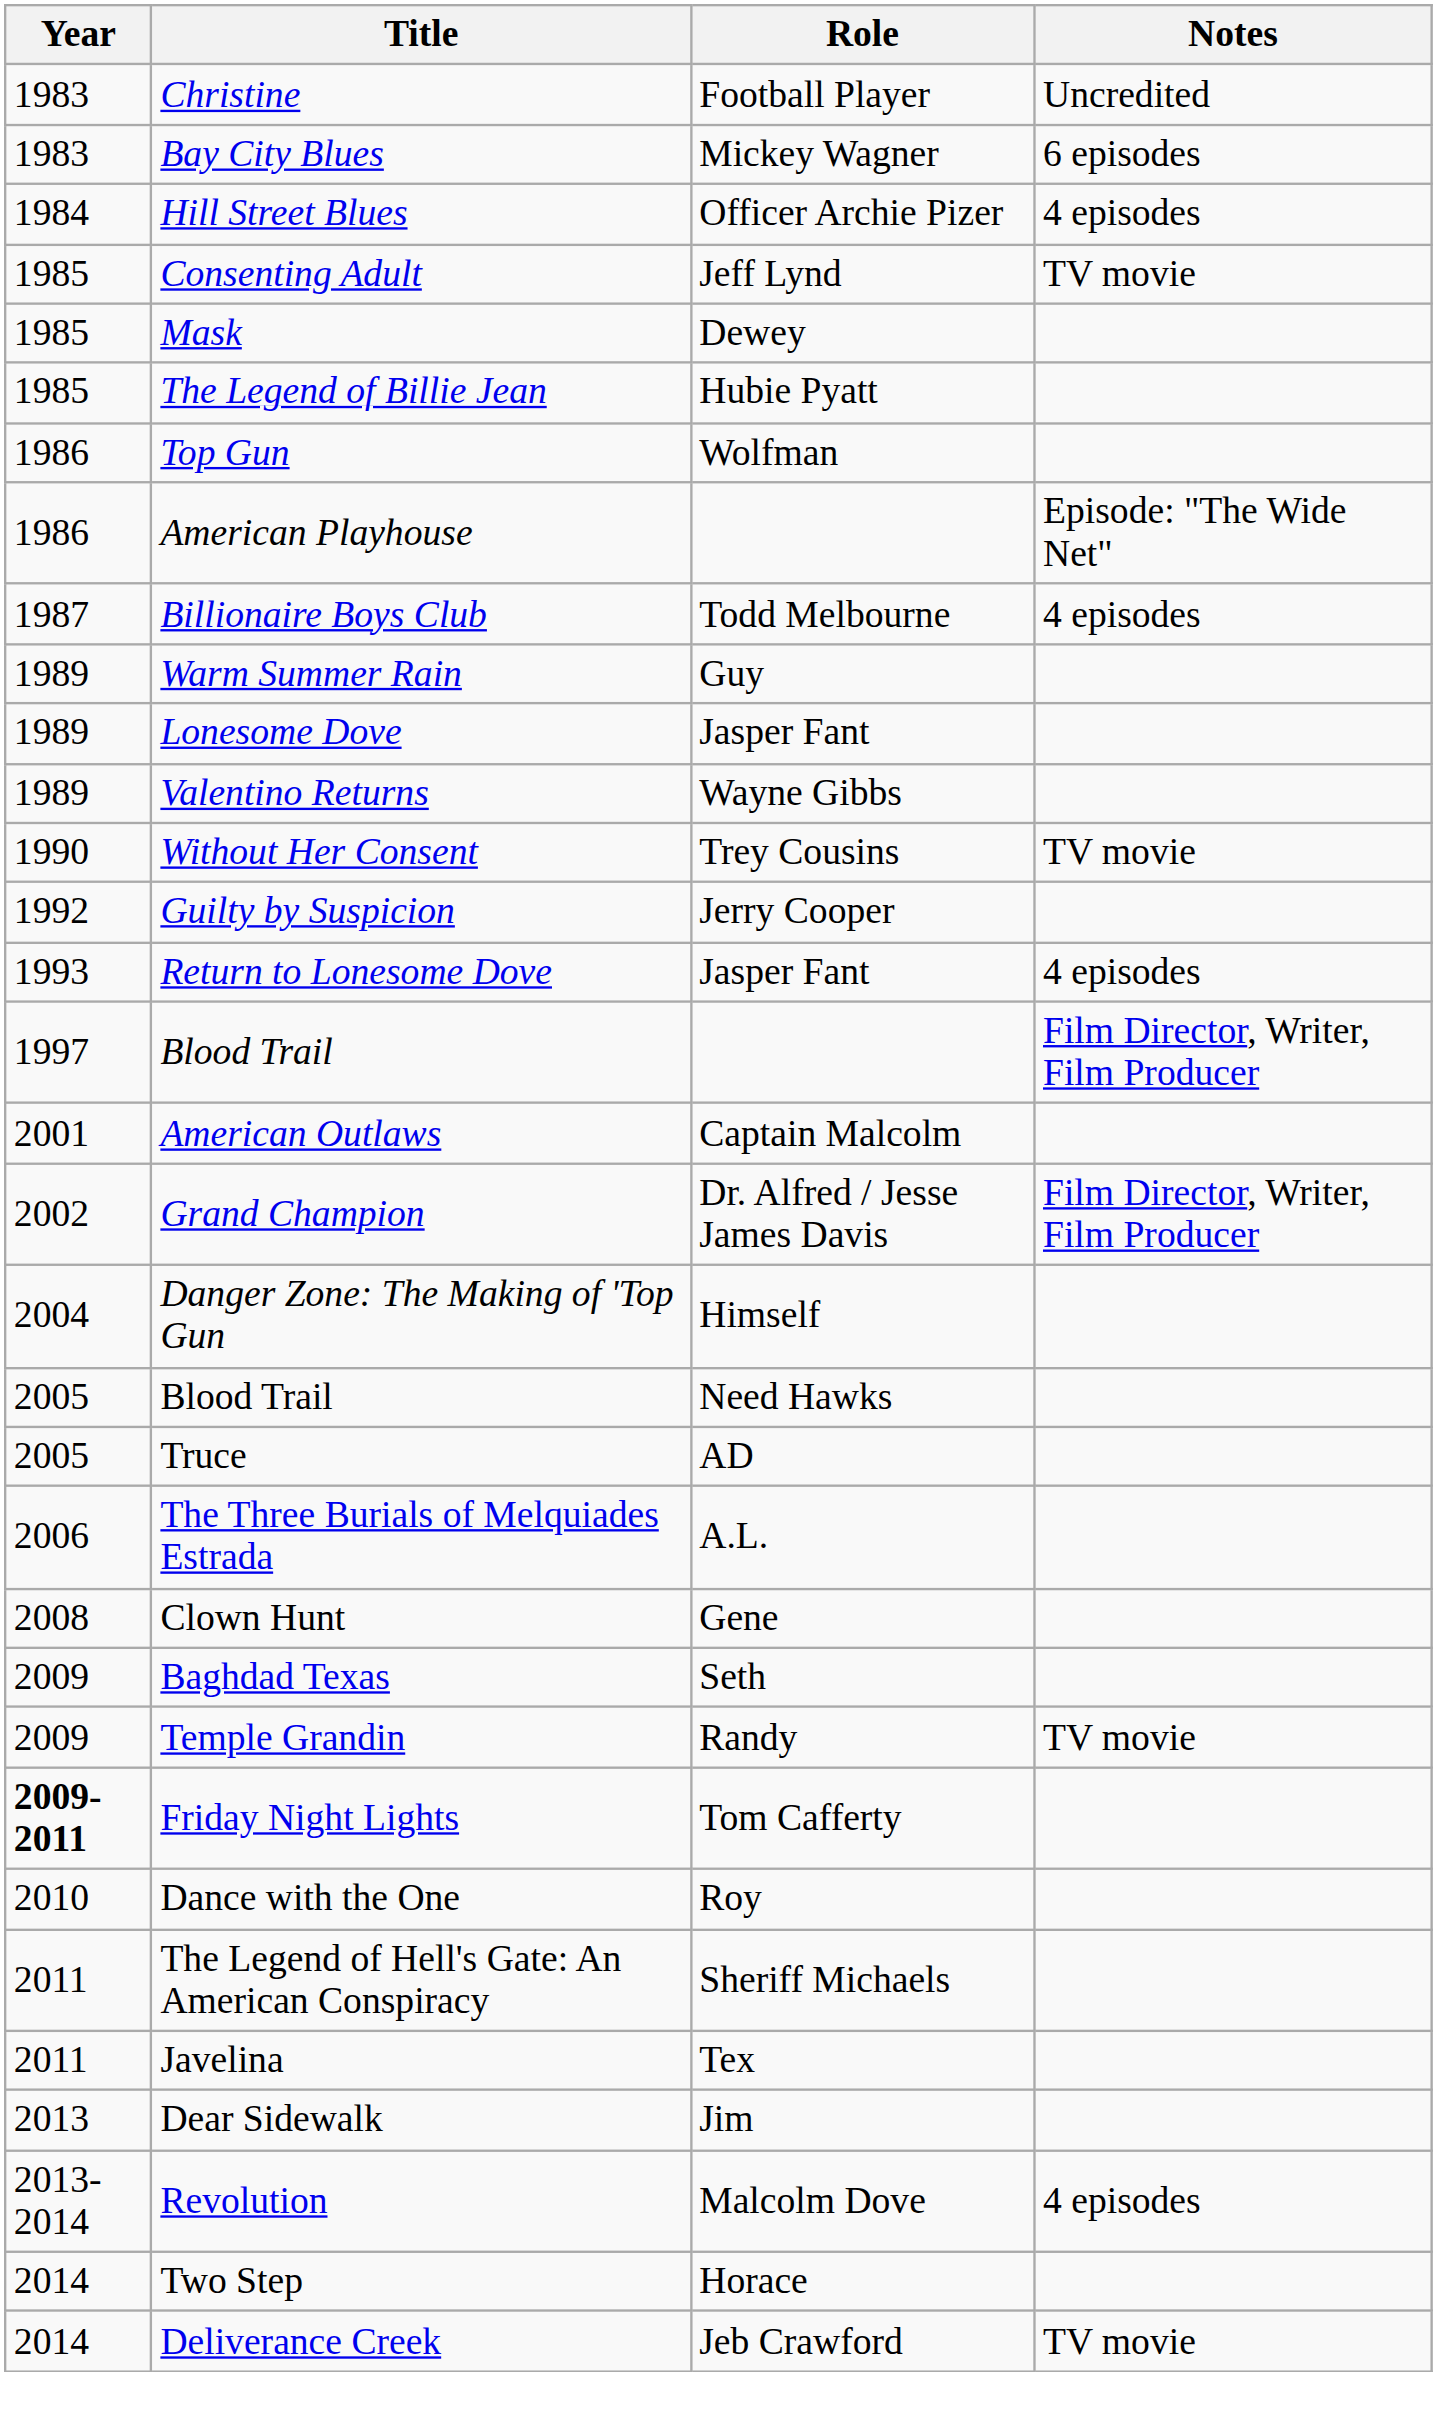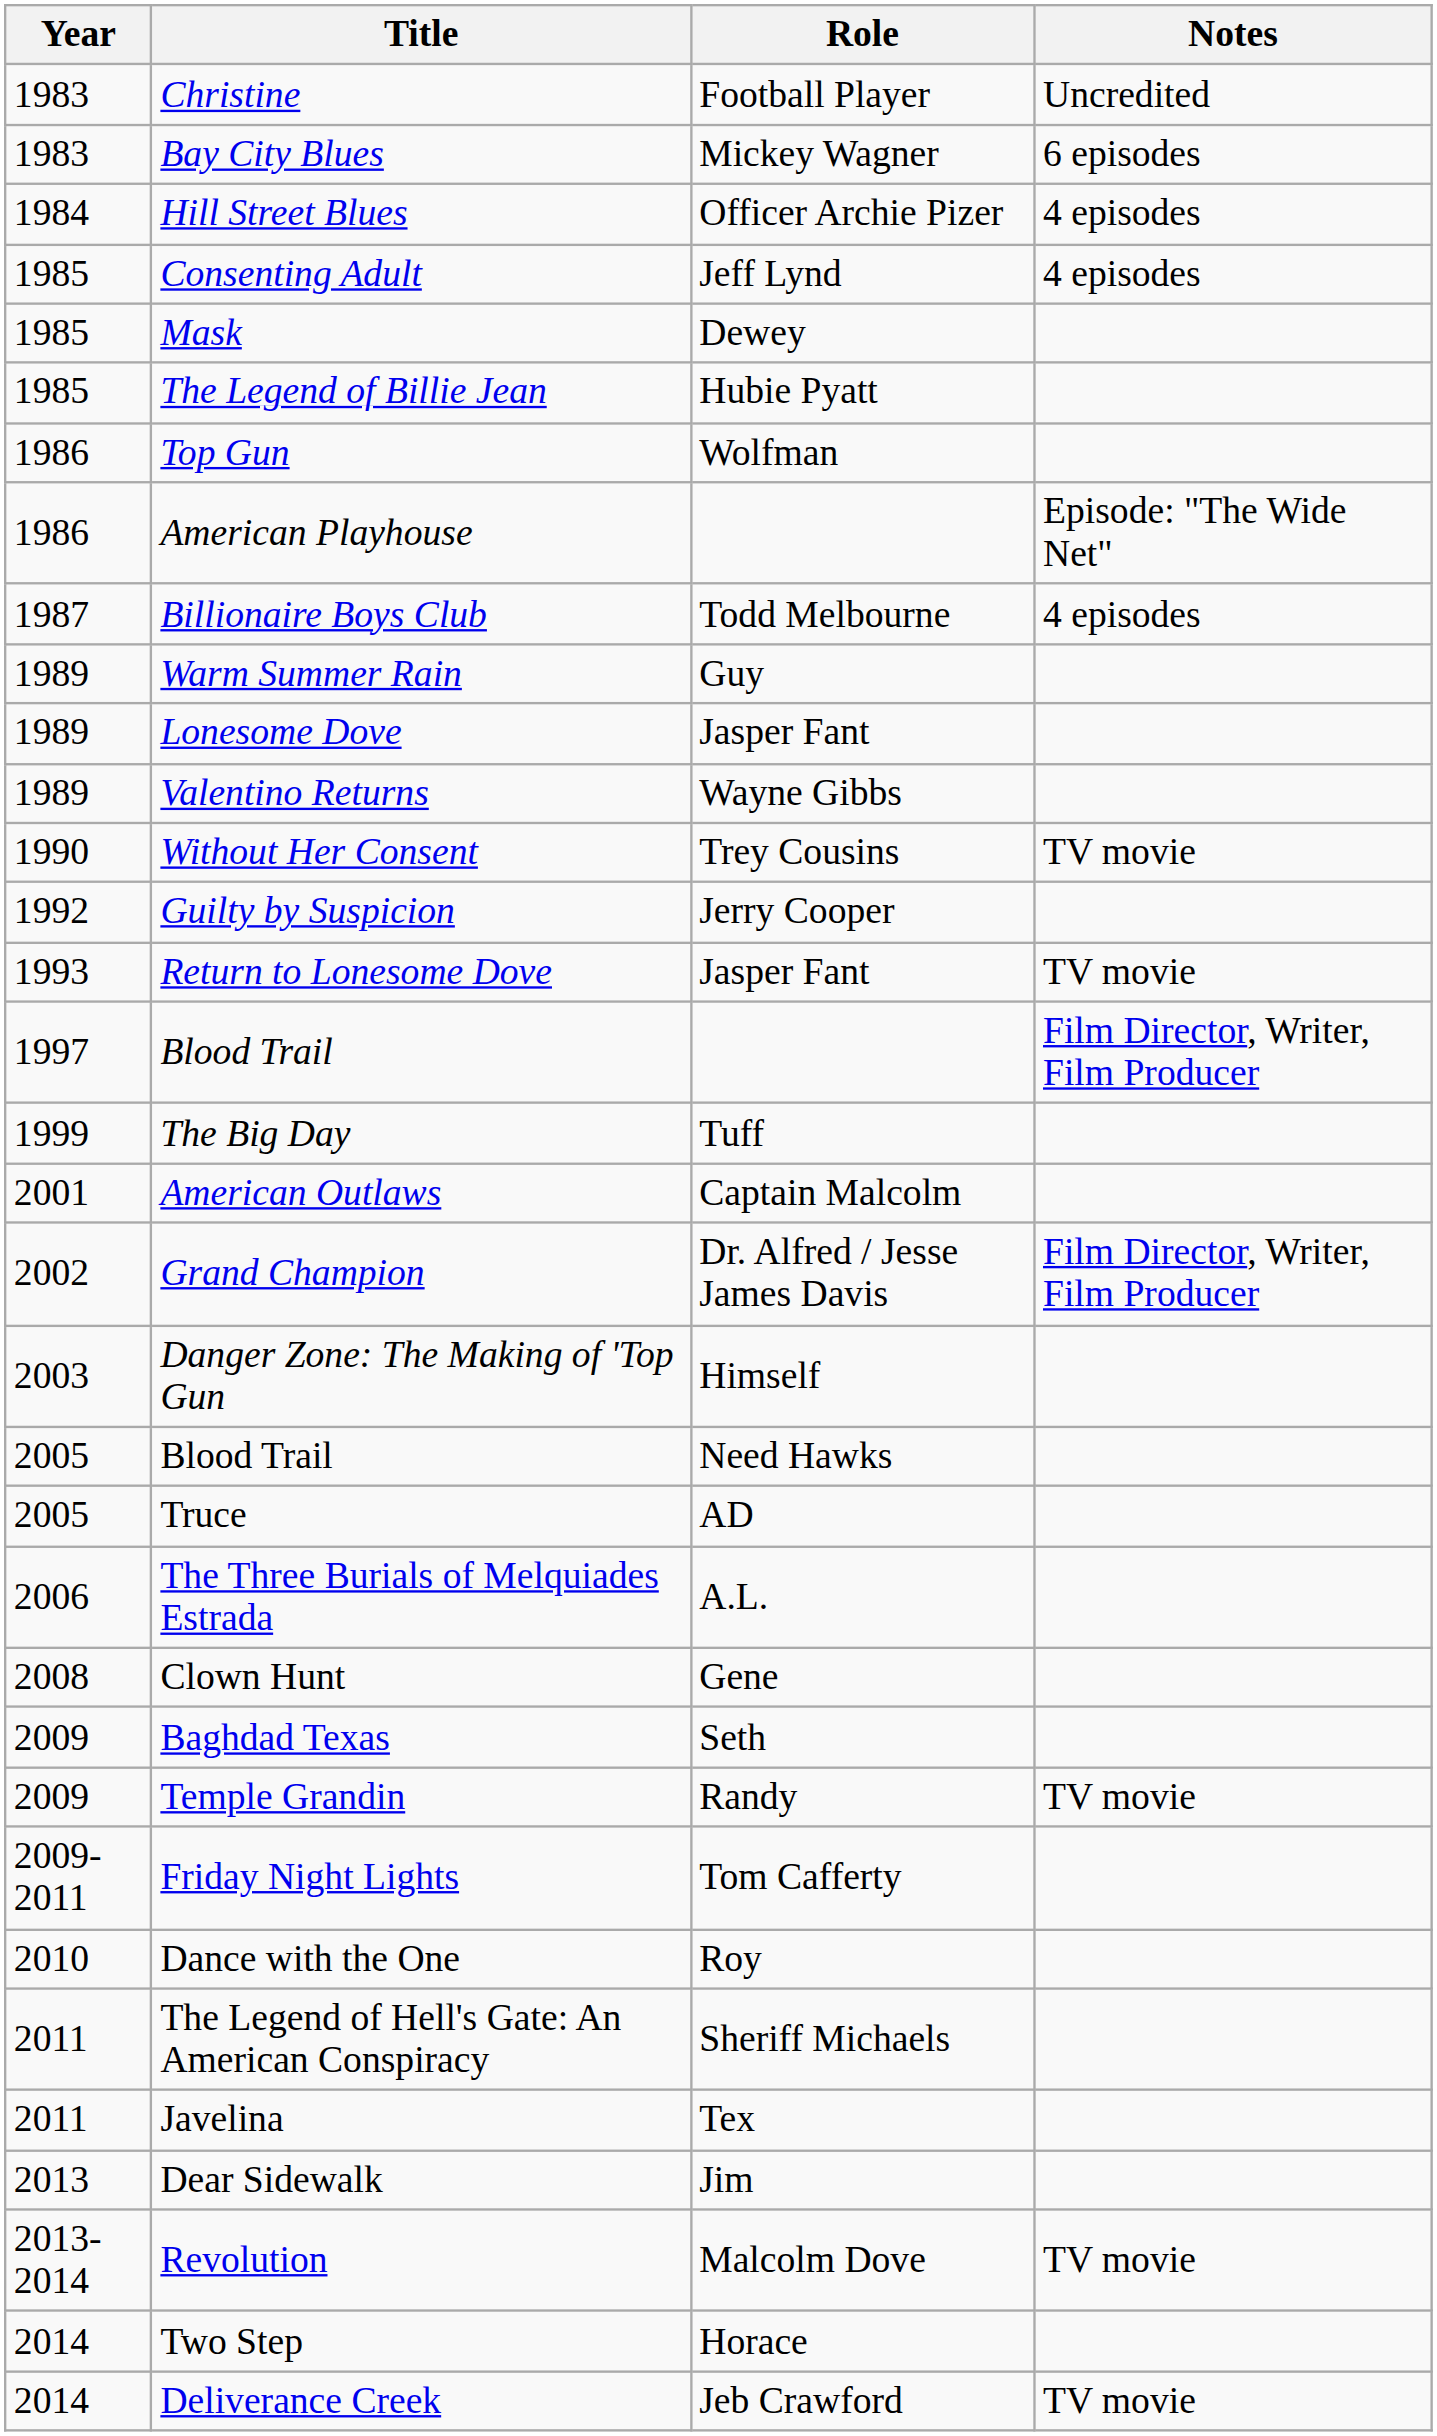(1119, 272) TV movie -> (1122, 272) 4 episodes
(1122, 971) 4 episodes -> (1119, 971) TV movie
+ row: (255, 1132)
(51, 1315) 2004 -> (51, 1374) 2003
(58, 1817) bold -> (58, 1877) normal
(1122, 2200) 4 episodes -> (1119, 2259) TV movie
